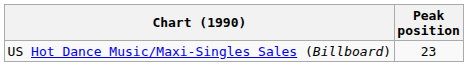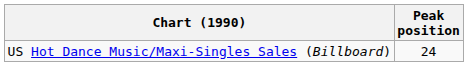(429, 51) 23 -> (429, 51) 24
